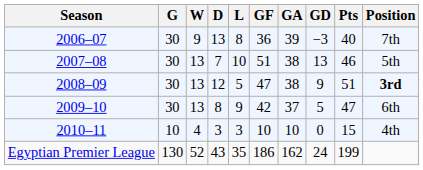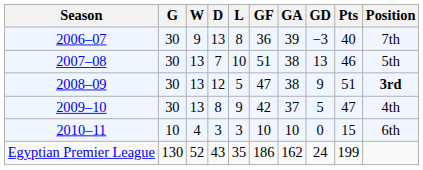(391, 107) 6th -> (391, 107) 4th
(391, 130) 4th -> (391, 130) 6th
